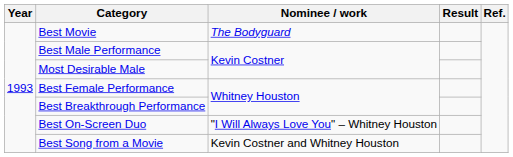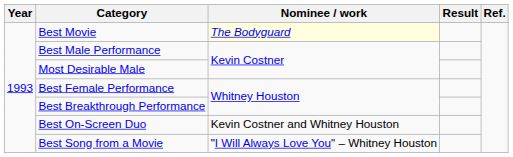(251, 32) no background -> (251, 32) lightyellow background
(324, 124) "I Will Always Love You" – Whitney Houston -> (305, 124) Kevin Costner and Whitney Houston
(305, 143) Kevin Costner and Whitney Houston -> (324, 143) "I Will Always Love You" – Whitney Houston
